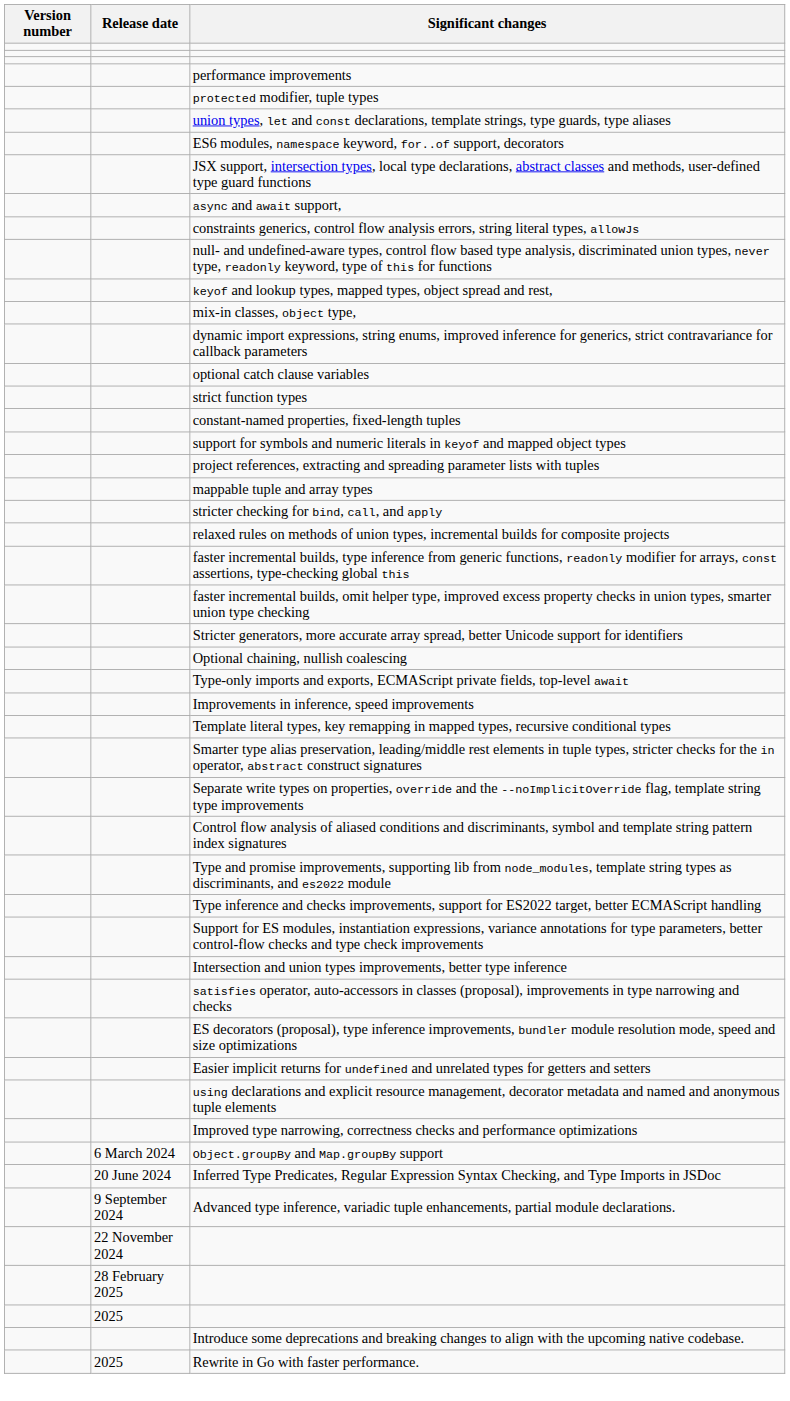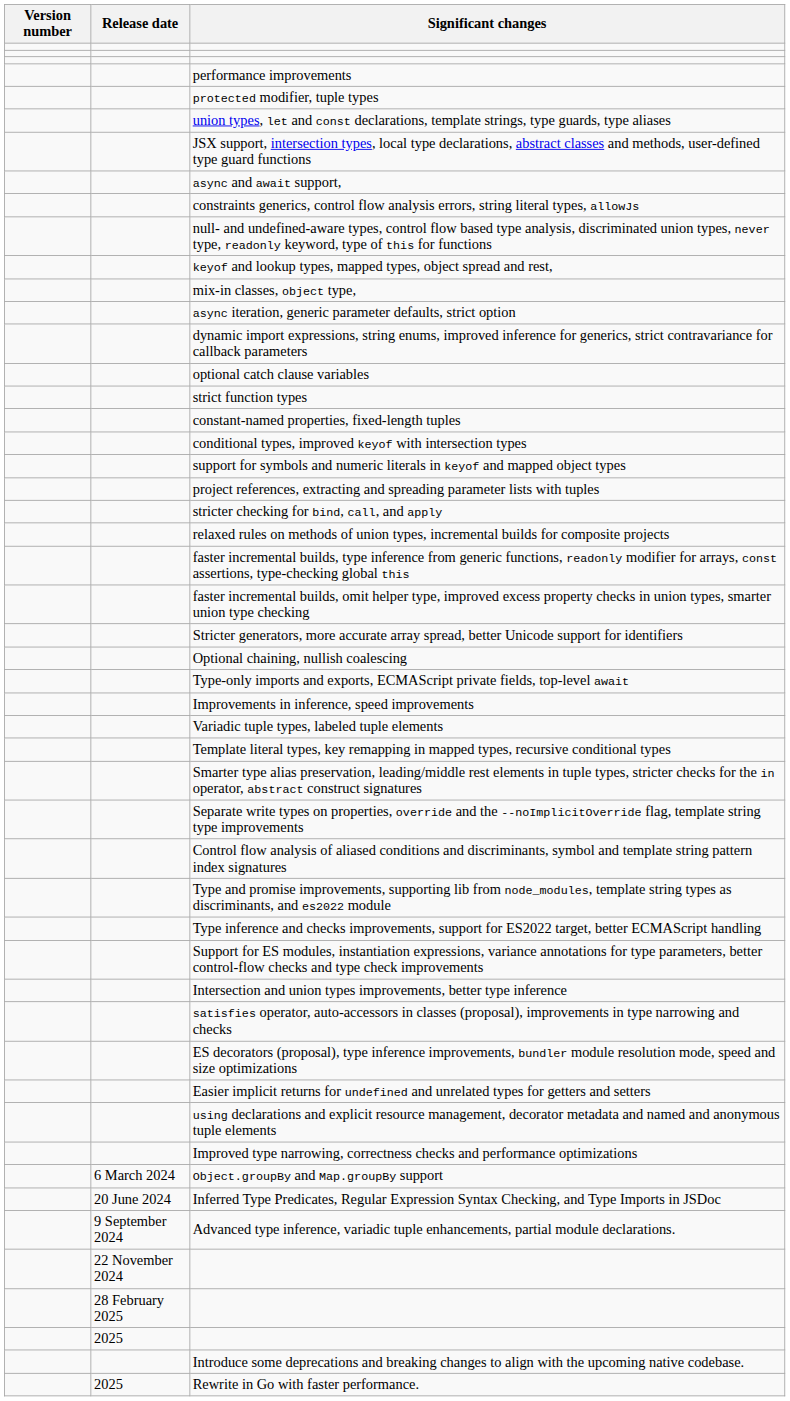- row: (140, 143)
+ row: (140, 313)
+ row: (140, 443)
- row: (140, 489)
+ row: (140, 727)
